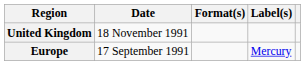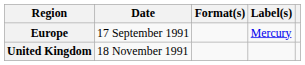rows swapped: (49, 51) <-> (49, 32)
